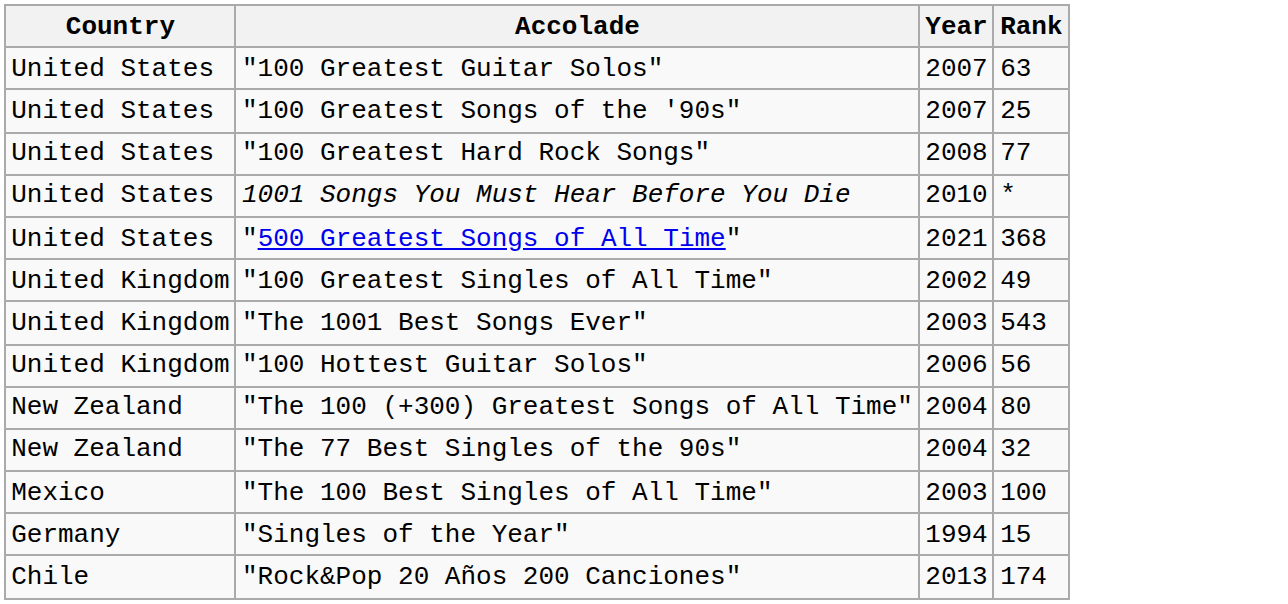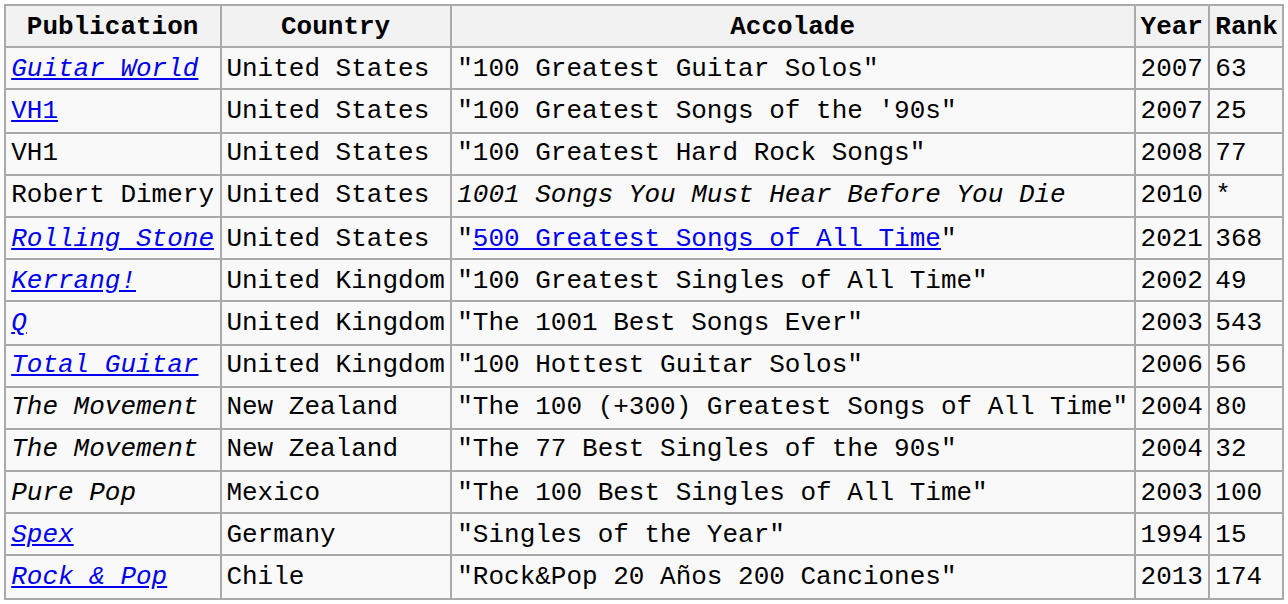+ column: (113, 26)
